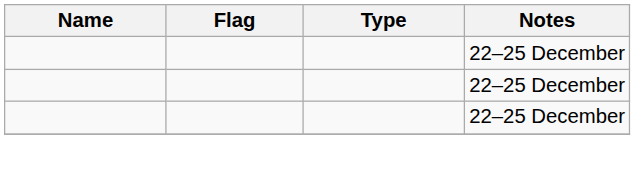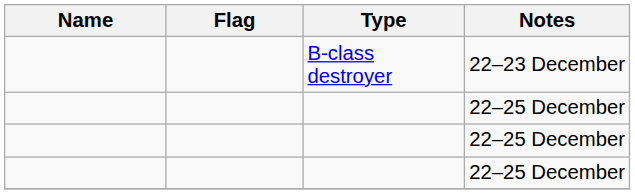+ row: (350, 64)
